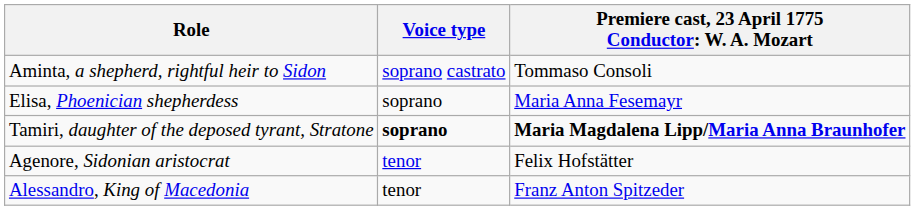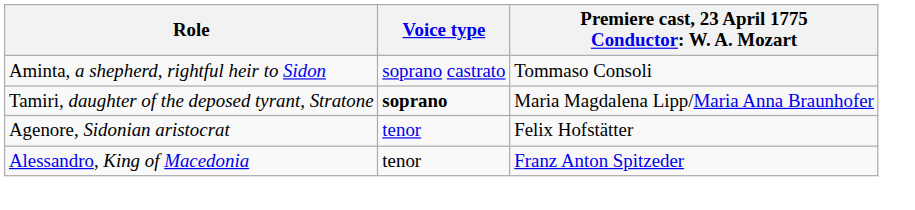- row: (124, 100)
(710, 130) bold -> (694, 100) normal
